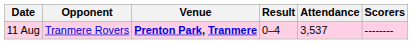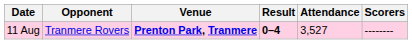(271, 30) normal -> (271, 30) bold
(314, 30) 3,537 -> (314, 30) 3,527
